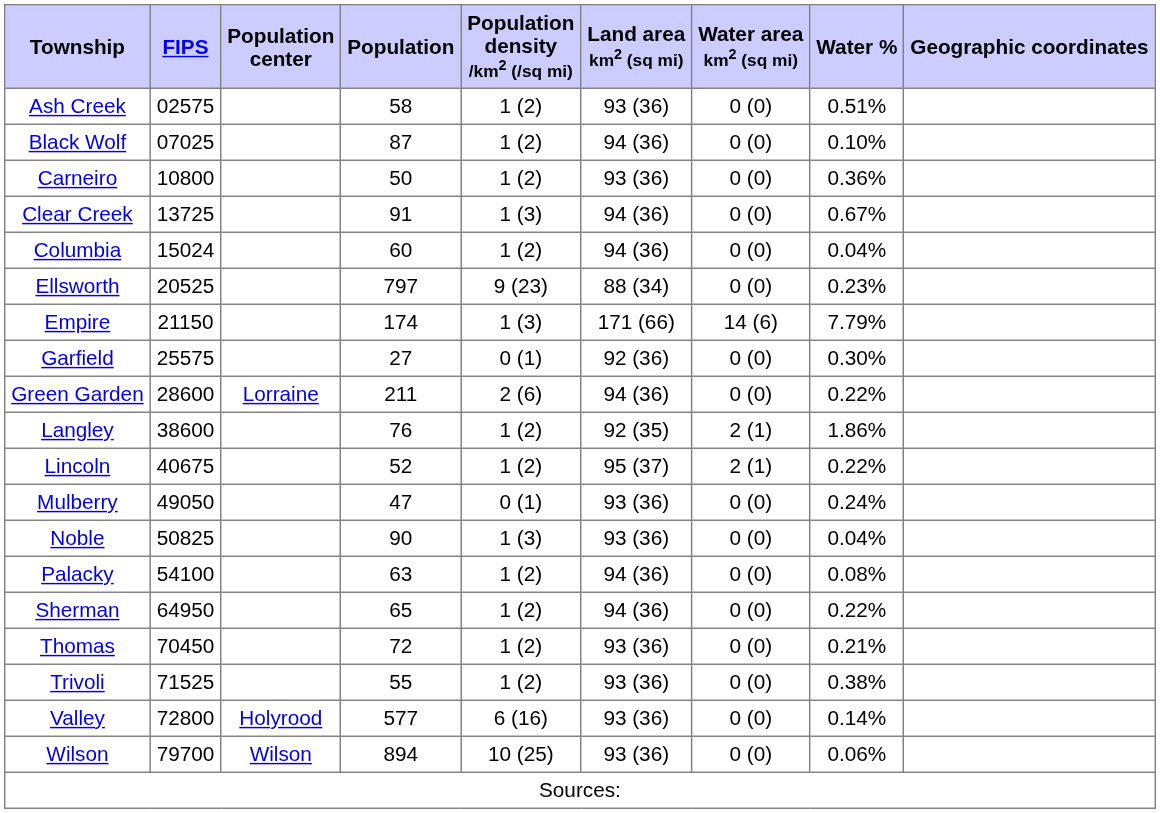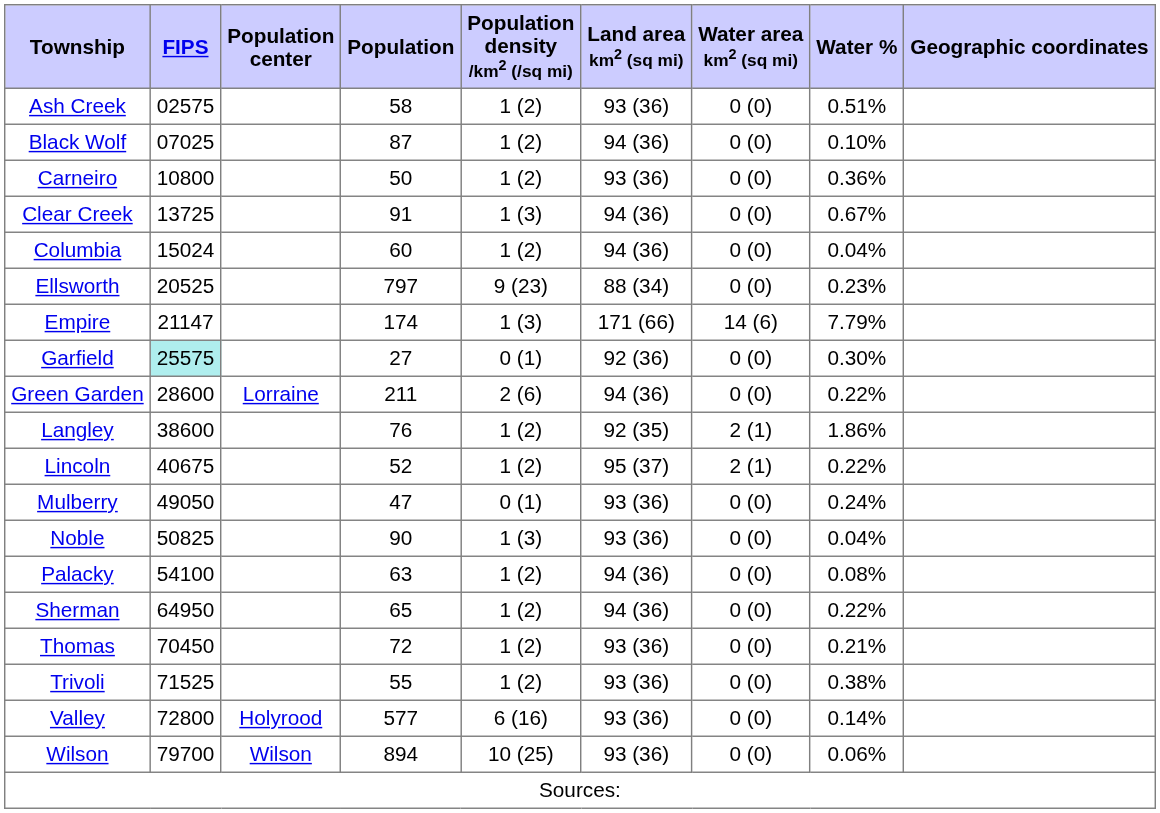(185, 322) 21150 -> (185, 322) 21147
(185, 358) no background -> (185, 358) paleturquoise background
